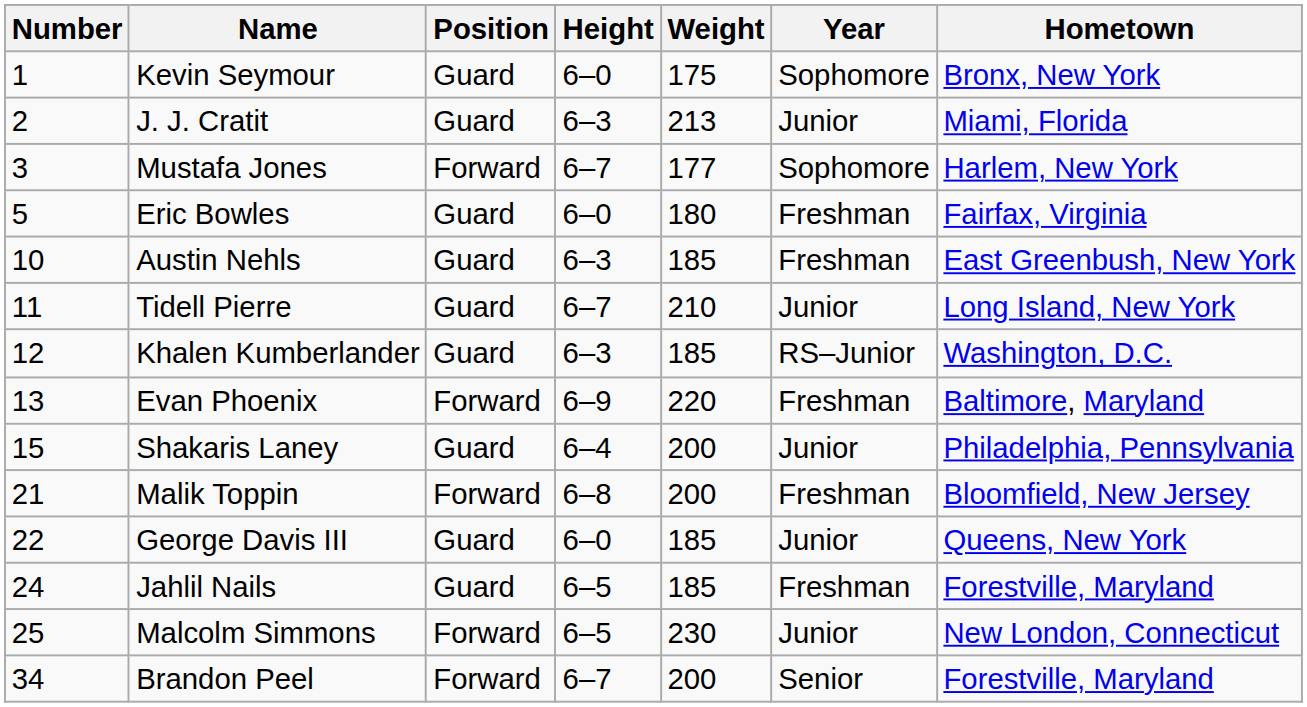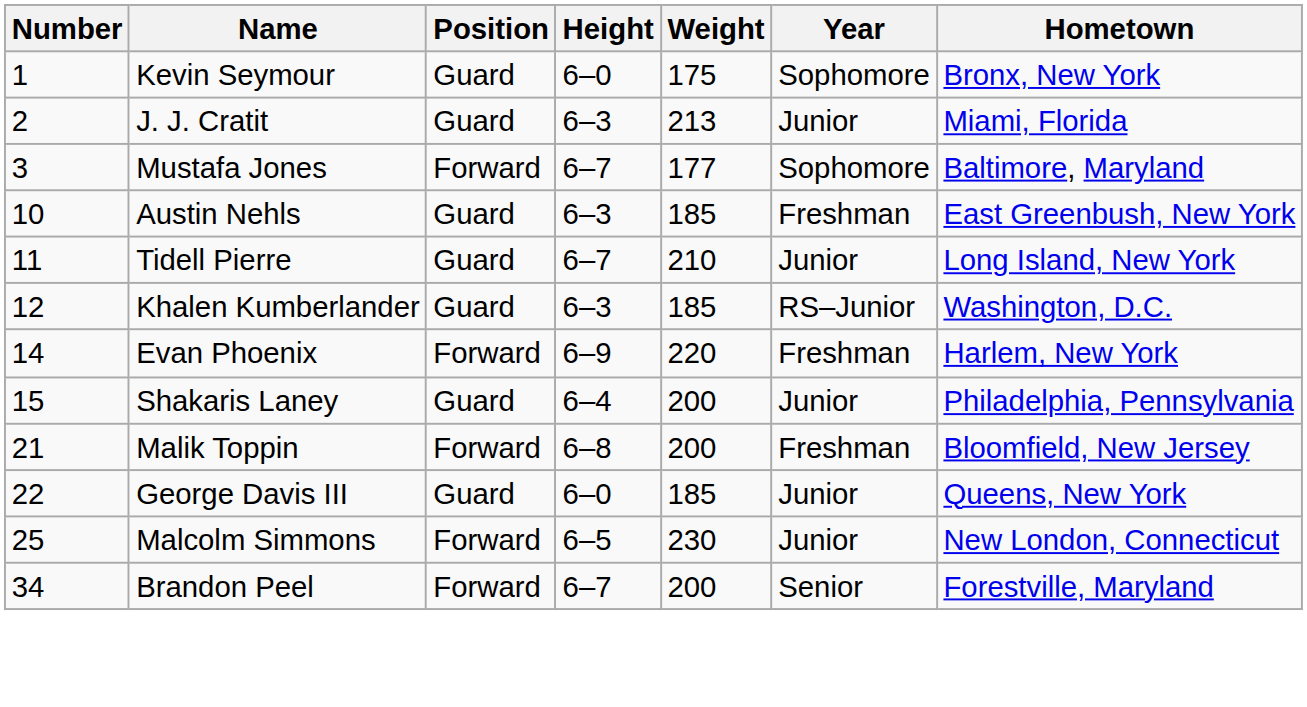(1061, 168) Harlem, New York -> (1074, 168) Baltimore, Maryland
- row: (213, 214)
(28, 400) 13 -> (28, 353) 14
(1074, 400) Baltimore, Maryland -> (1061, 353) Harlem, New York
- row: (206, 586)
